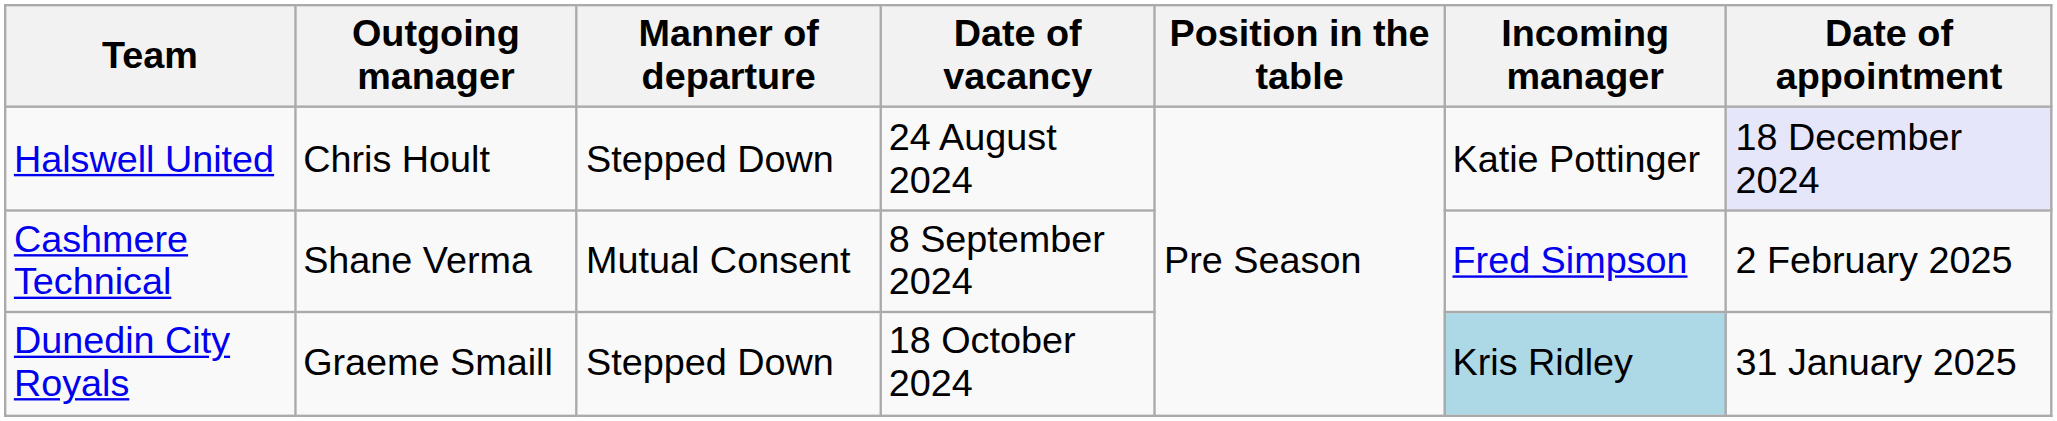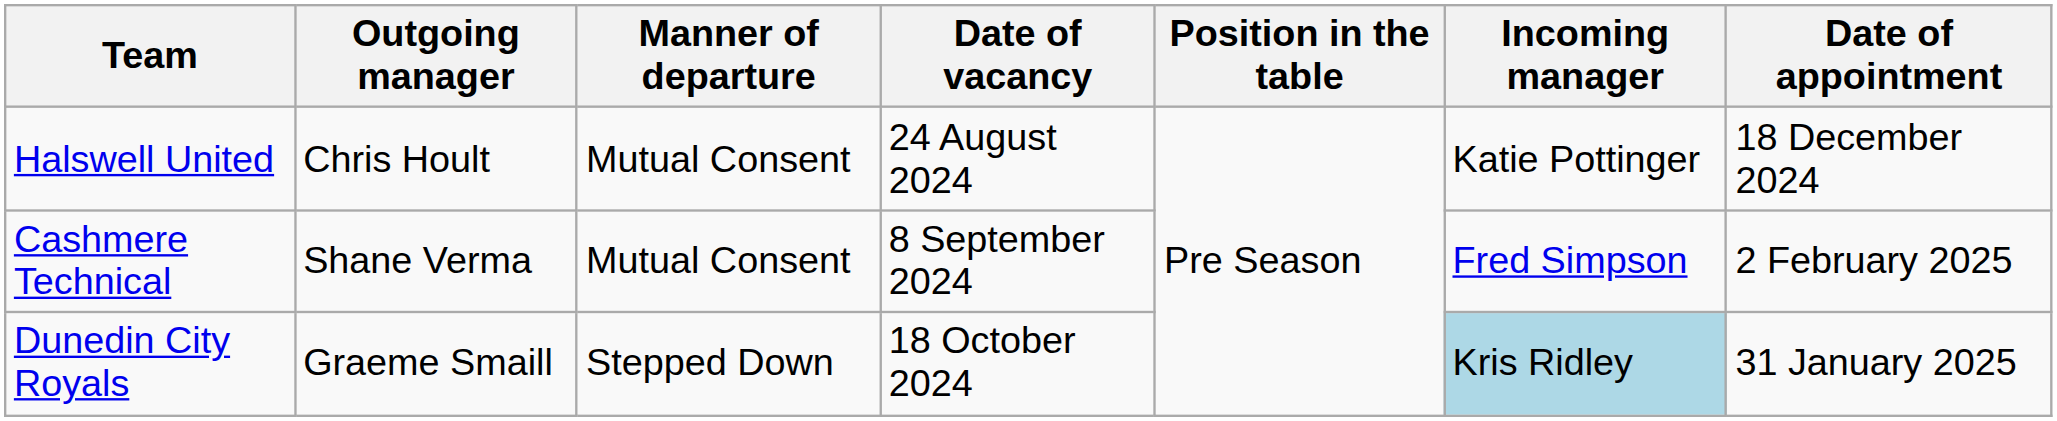(710, 158) Stepped Down -> (718, 158) Mutual Consent
(1849, 158) lavender background -> (1849, 158) no background
